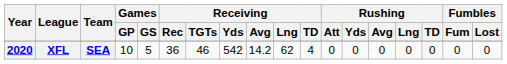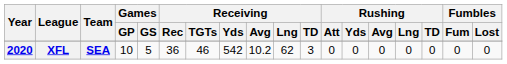(260, 50) 14.2 -> (260, 50) 10.2
(311, 50) 4 -> (311, 50) 3
